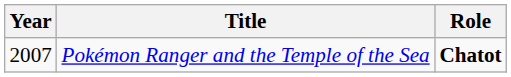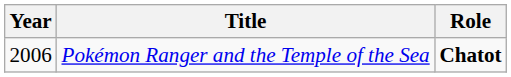(31, 54) 2007 -> (31, 54) 2006
